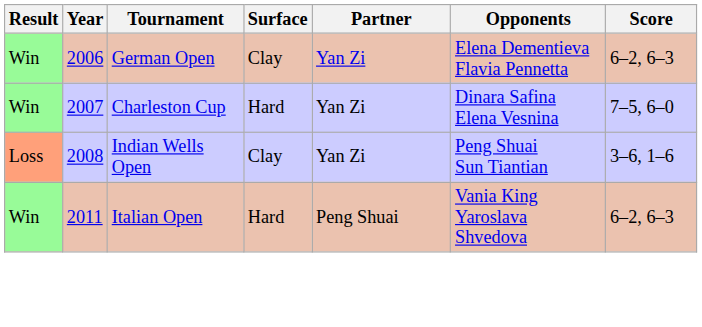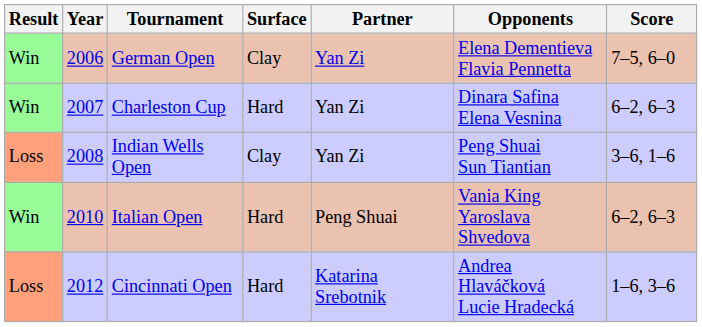(642, 58) 6–2, 6–3 -> (643, 58) 7–5, 6–0
(642, 107) 7–5, 6–0 -> (643, 107) 6–2, 6–3
(85, 216) 2011 -> (85, 216) 2010
+ row: (172, 286)
